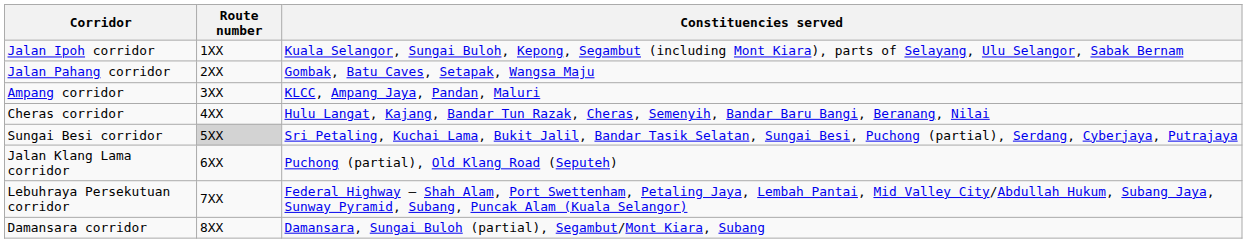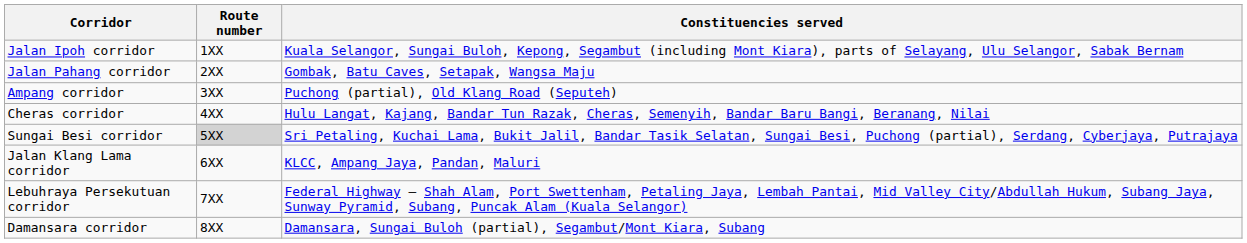(412, 93) KLCC, Ampang Jaya, Pandan, Maluri -> (451, 93) Puchong (partial), Old Klang Road (Seputeh)
(451, 163) Puchong (partial), Old Klang Road (Seputeh) -> (412, 163) KLCC, Ampang Jaya, Pandan, Maluri
